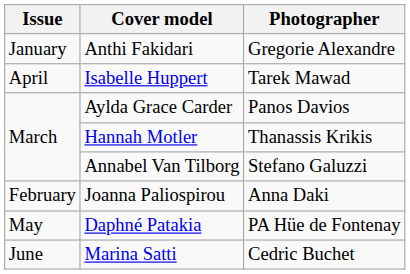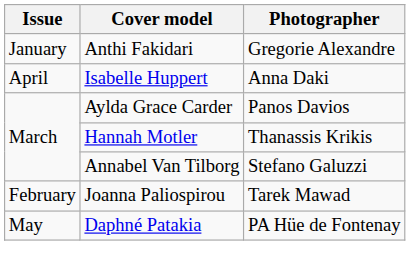(299, 78) Tarek Mawad -> (288, 78) Anna Daki
(288, 195) Anna Daki -> (299, 195) Tarek Mawad
- row: (131, 254)
